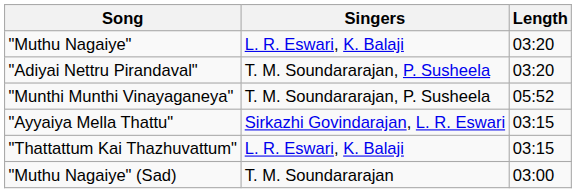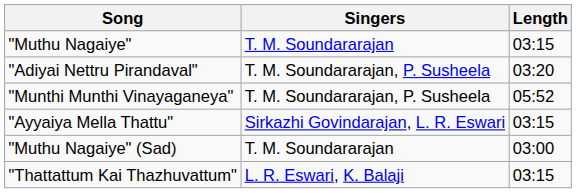(324, 44) L. R. Eswari, K. Balaji -> (319, 44) T. M. Soundararajan
(534, 44) 03:20 -> (534, 44) 03:15
rows swapped: (123, 149) <-> (92, 175)
